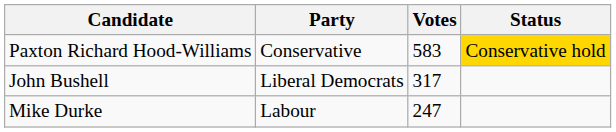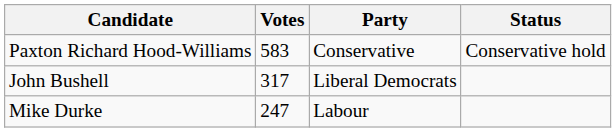columns swapped: (332, 19) <-> (435, 19)
(536, 50) gold background -> (536, 50) no background
